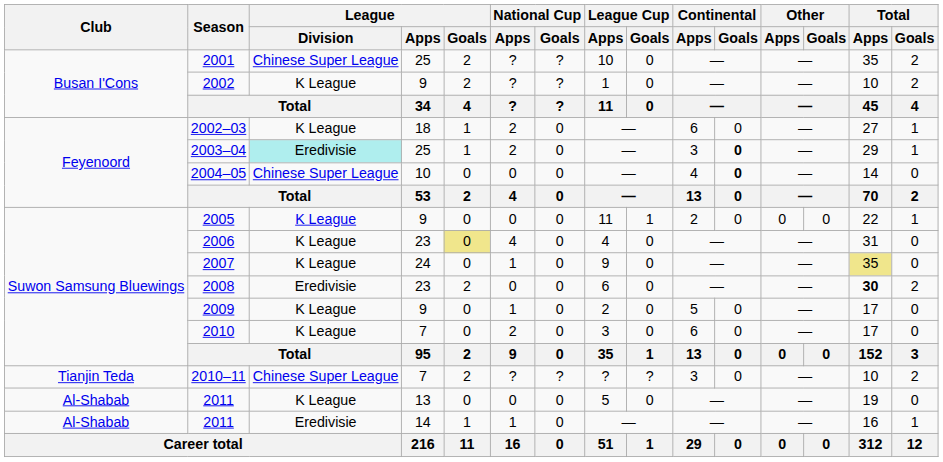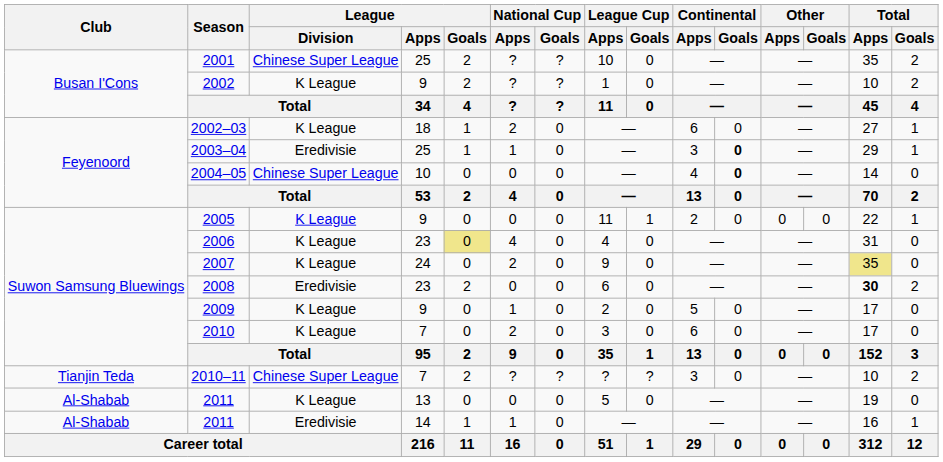(326, 151) paleturquoise background -> (326, 151) no background
(513, 151) 2 -> (513, 151) 1
(513, 264) 1 -> (513, 264) 2
